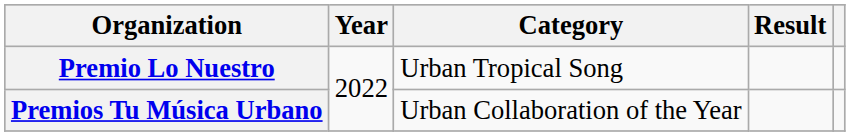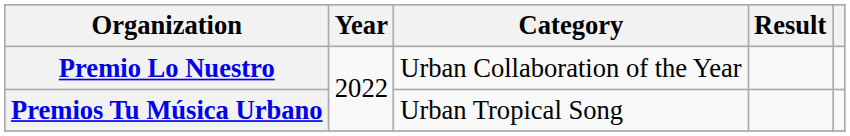(512, 67) Urban Tropical Song -> (571, 67) Urban Collaboration of the Year
(571, 109) Urban Collaboration of the Year -> (512, 109) Urban Tropical Song
